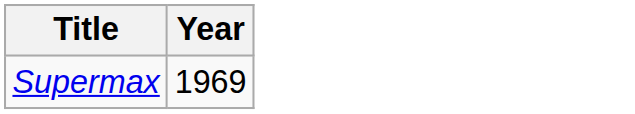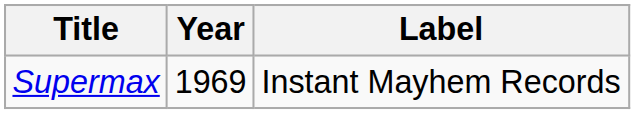+ column: (441, 30)
